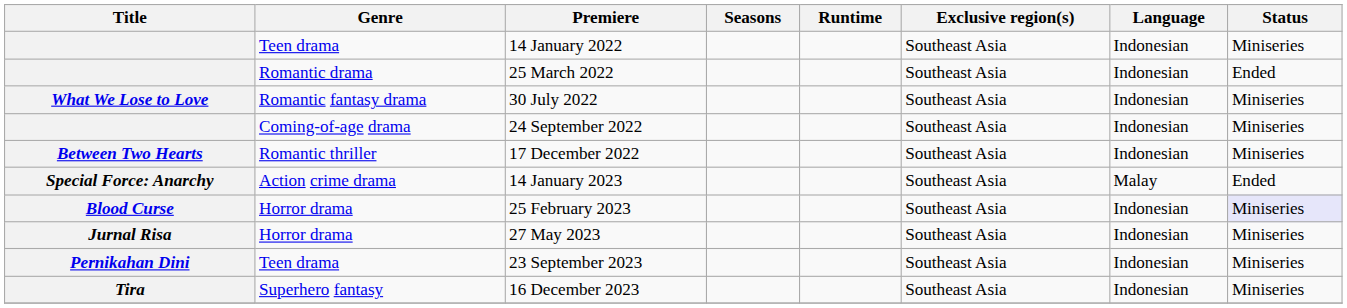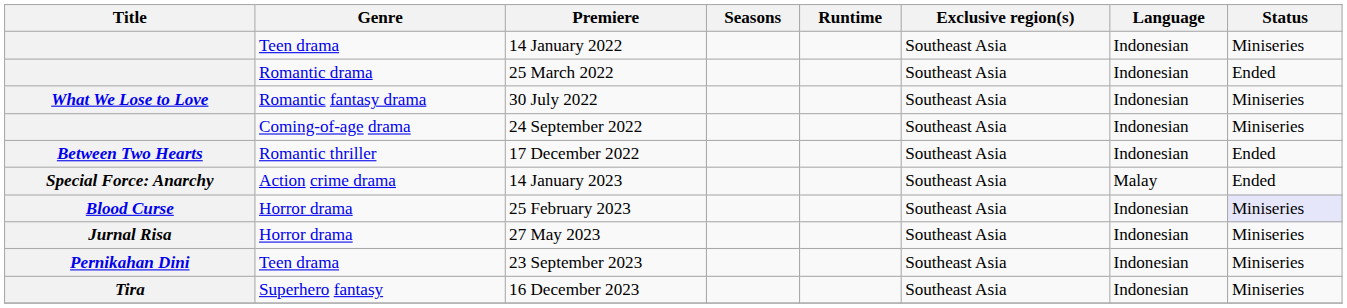(1268, 153) Miniseries -> (1254, 153) Ended
